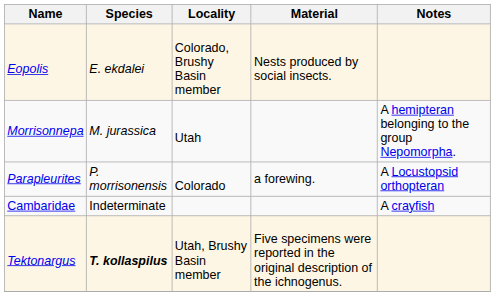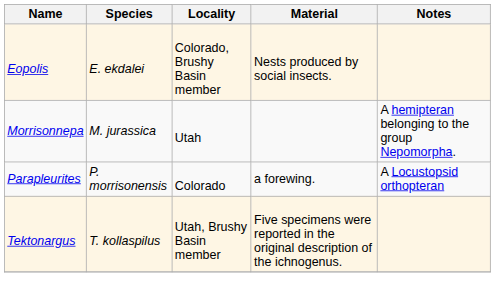- row: (41, 205)
(128, 260) bold -> (125, 240) normal
